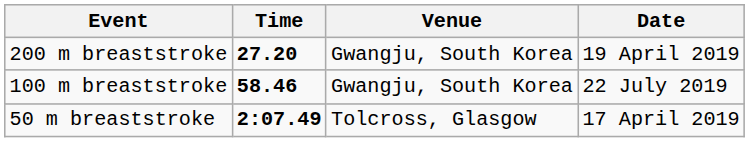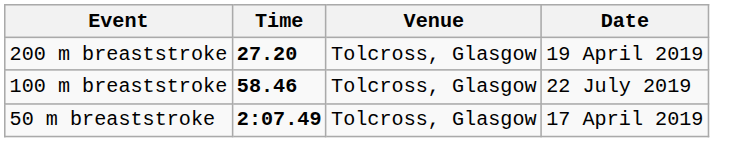(452, 54) Gwangju, South Korea -> (434, 54) Tolcross, Glasgow
(452, 87) Gwangju, South Korea -> (434, 87) Tolcross, Glasgow
